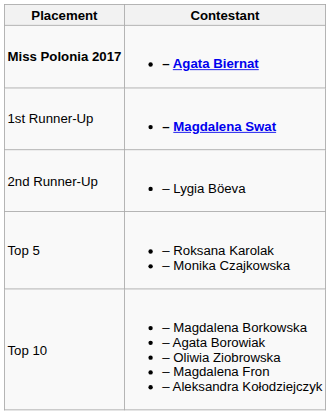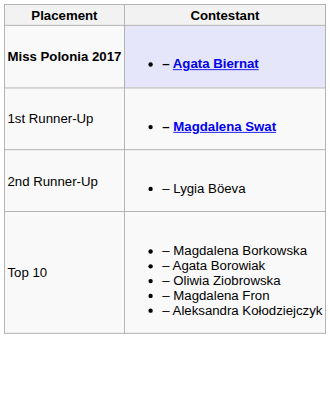(225, 64) no background -> (225, 64) lavender background
- row: (24, 250)
